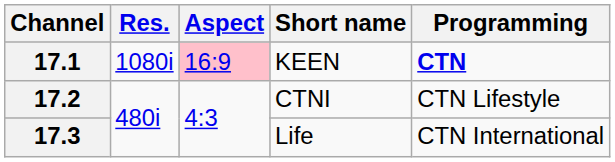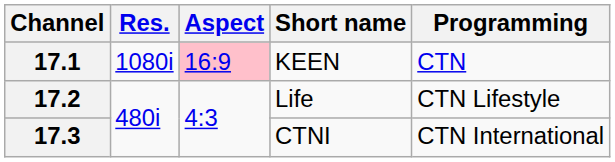(442, 61) bold -> (442, 61) normal
(303, 99) CTNI -> (294, 99) Life
(294, 136) Life -> (303, 136) CTNI
